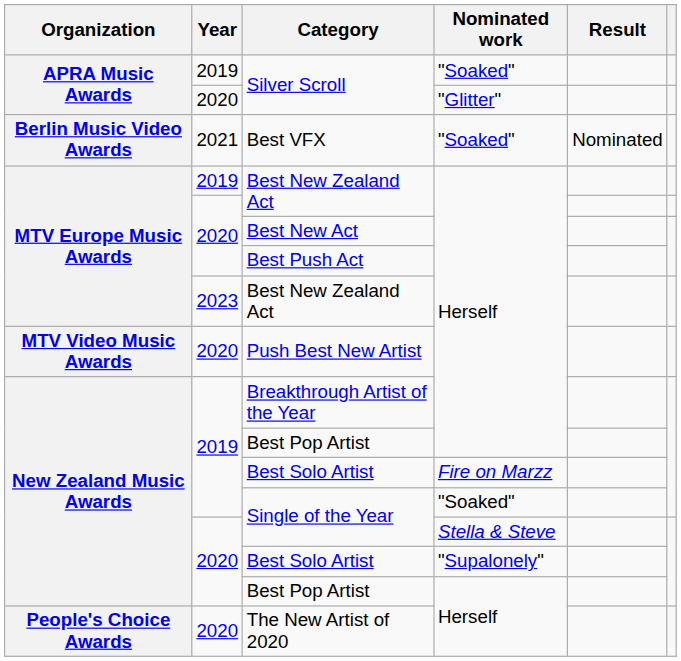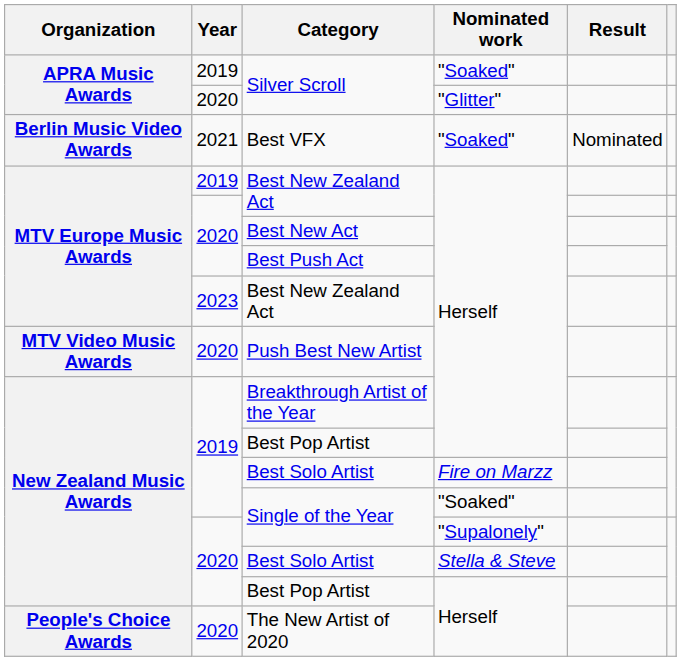(497, 531) Stella & Steve -> (491, 531) "Supalonely"
(491, 561) "Supalonely" -> (497, 561) Stella & Steve
